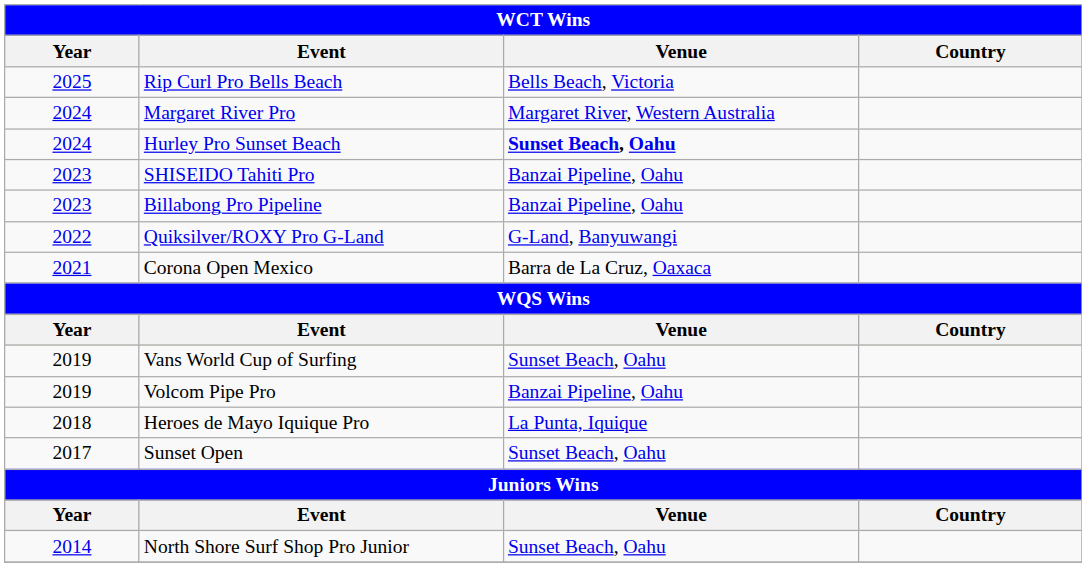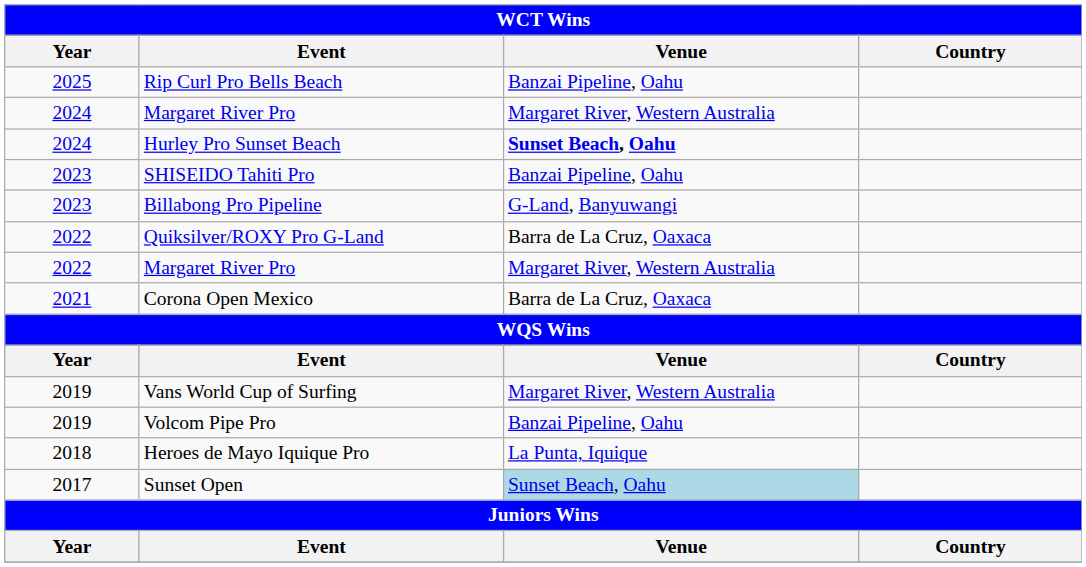(591, 81) Bells Beach, Victoria -> (595, 81) Banzai Pipeline, Oahu
(595, 205) Banzai Pipeline, Oahu -> (593, 205) G-Land, Banyuwangi
(593, 236) G-Land, Banyuwangi -> (610, 236) Barra de La Cruz, Oaxaca
+ row: (72, 267)
(587, 360) Sunset Beach, Oahu -> (641, 391) Margaret River, Western Australia
(587, 453) no background -> (587, 484) lightblue background
- row: (72, 546)
